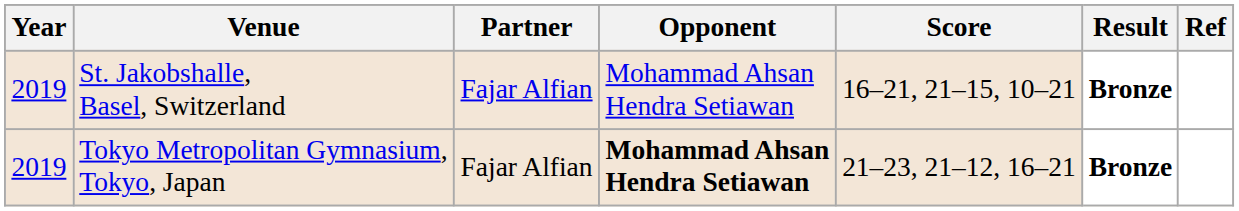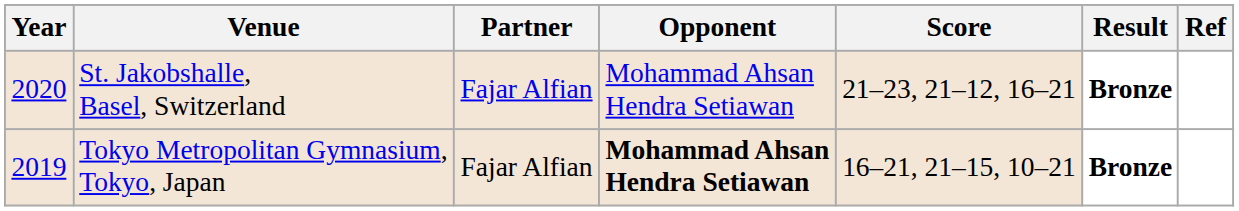(39, 89) 2019 -> (39, 89) 2020
(959, 89) 16–21, 21–15, 10–21 -> (959, 89) 21–23, 21–12, 16–21
(959, 167) 21–23, 21–12, 16–21 -> (959, 167) 16–21, 21–15, 10–21
